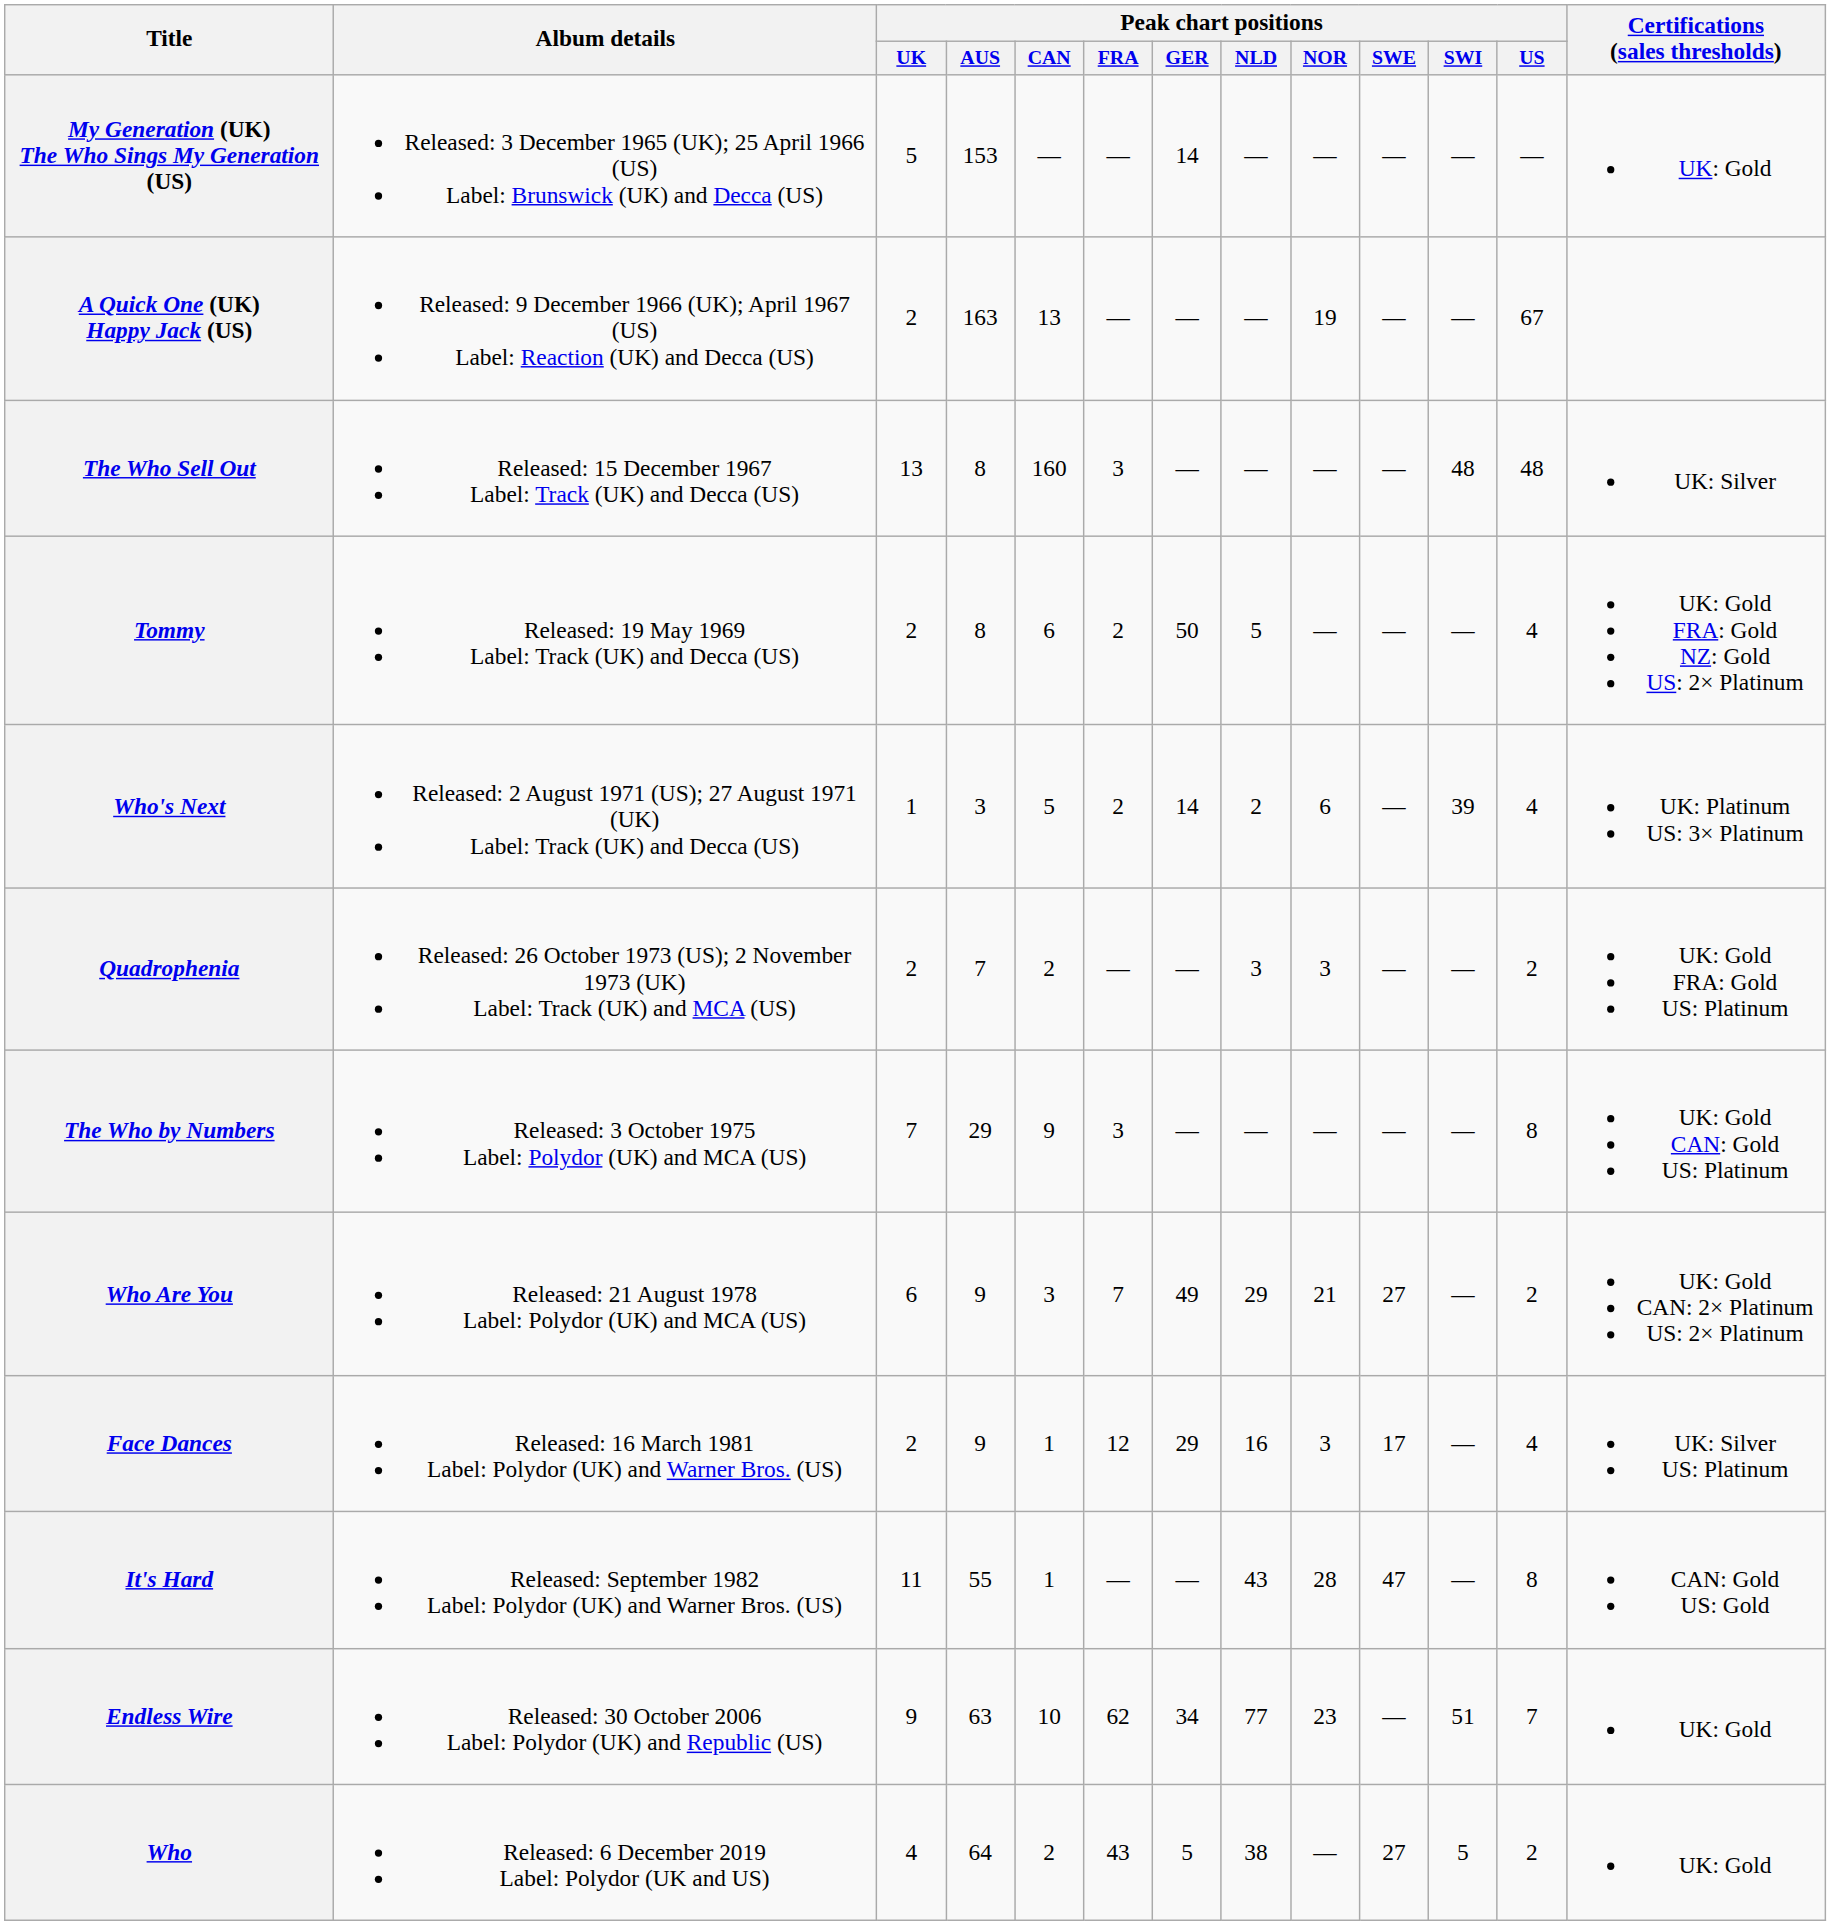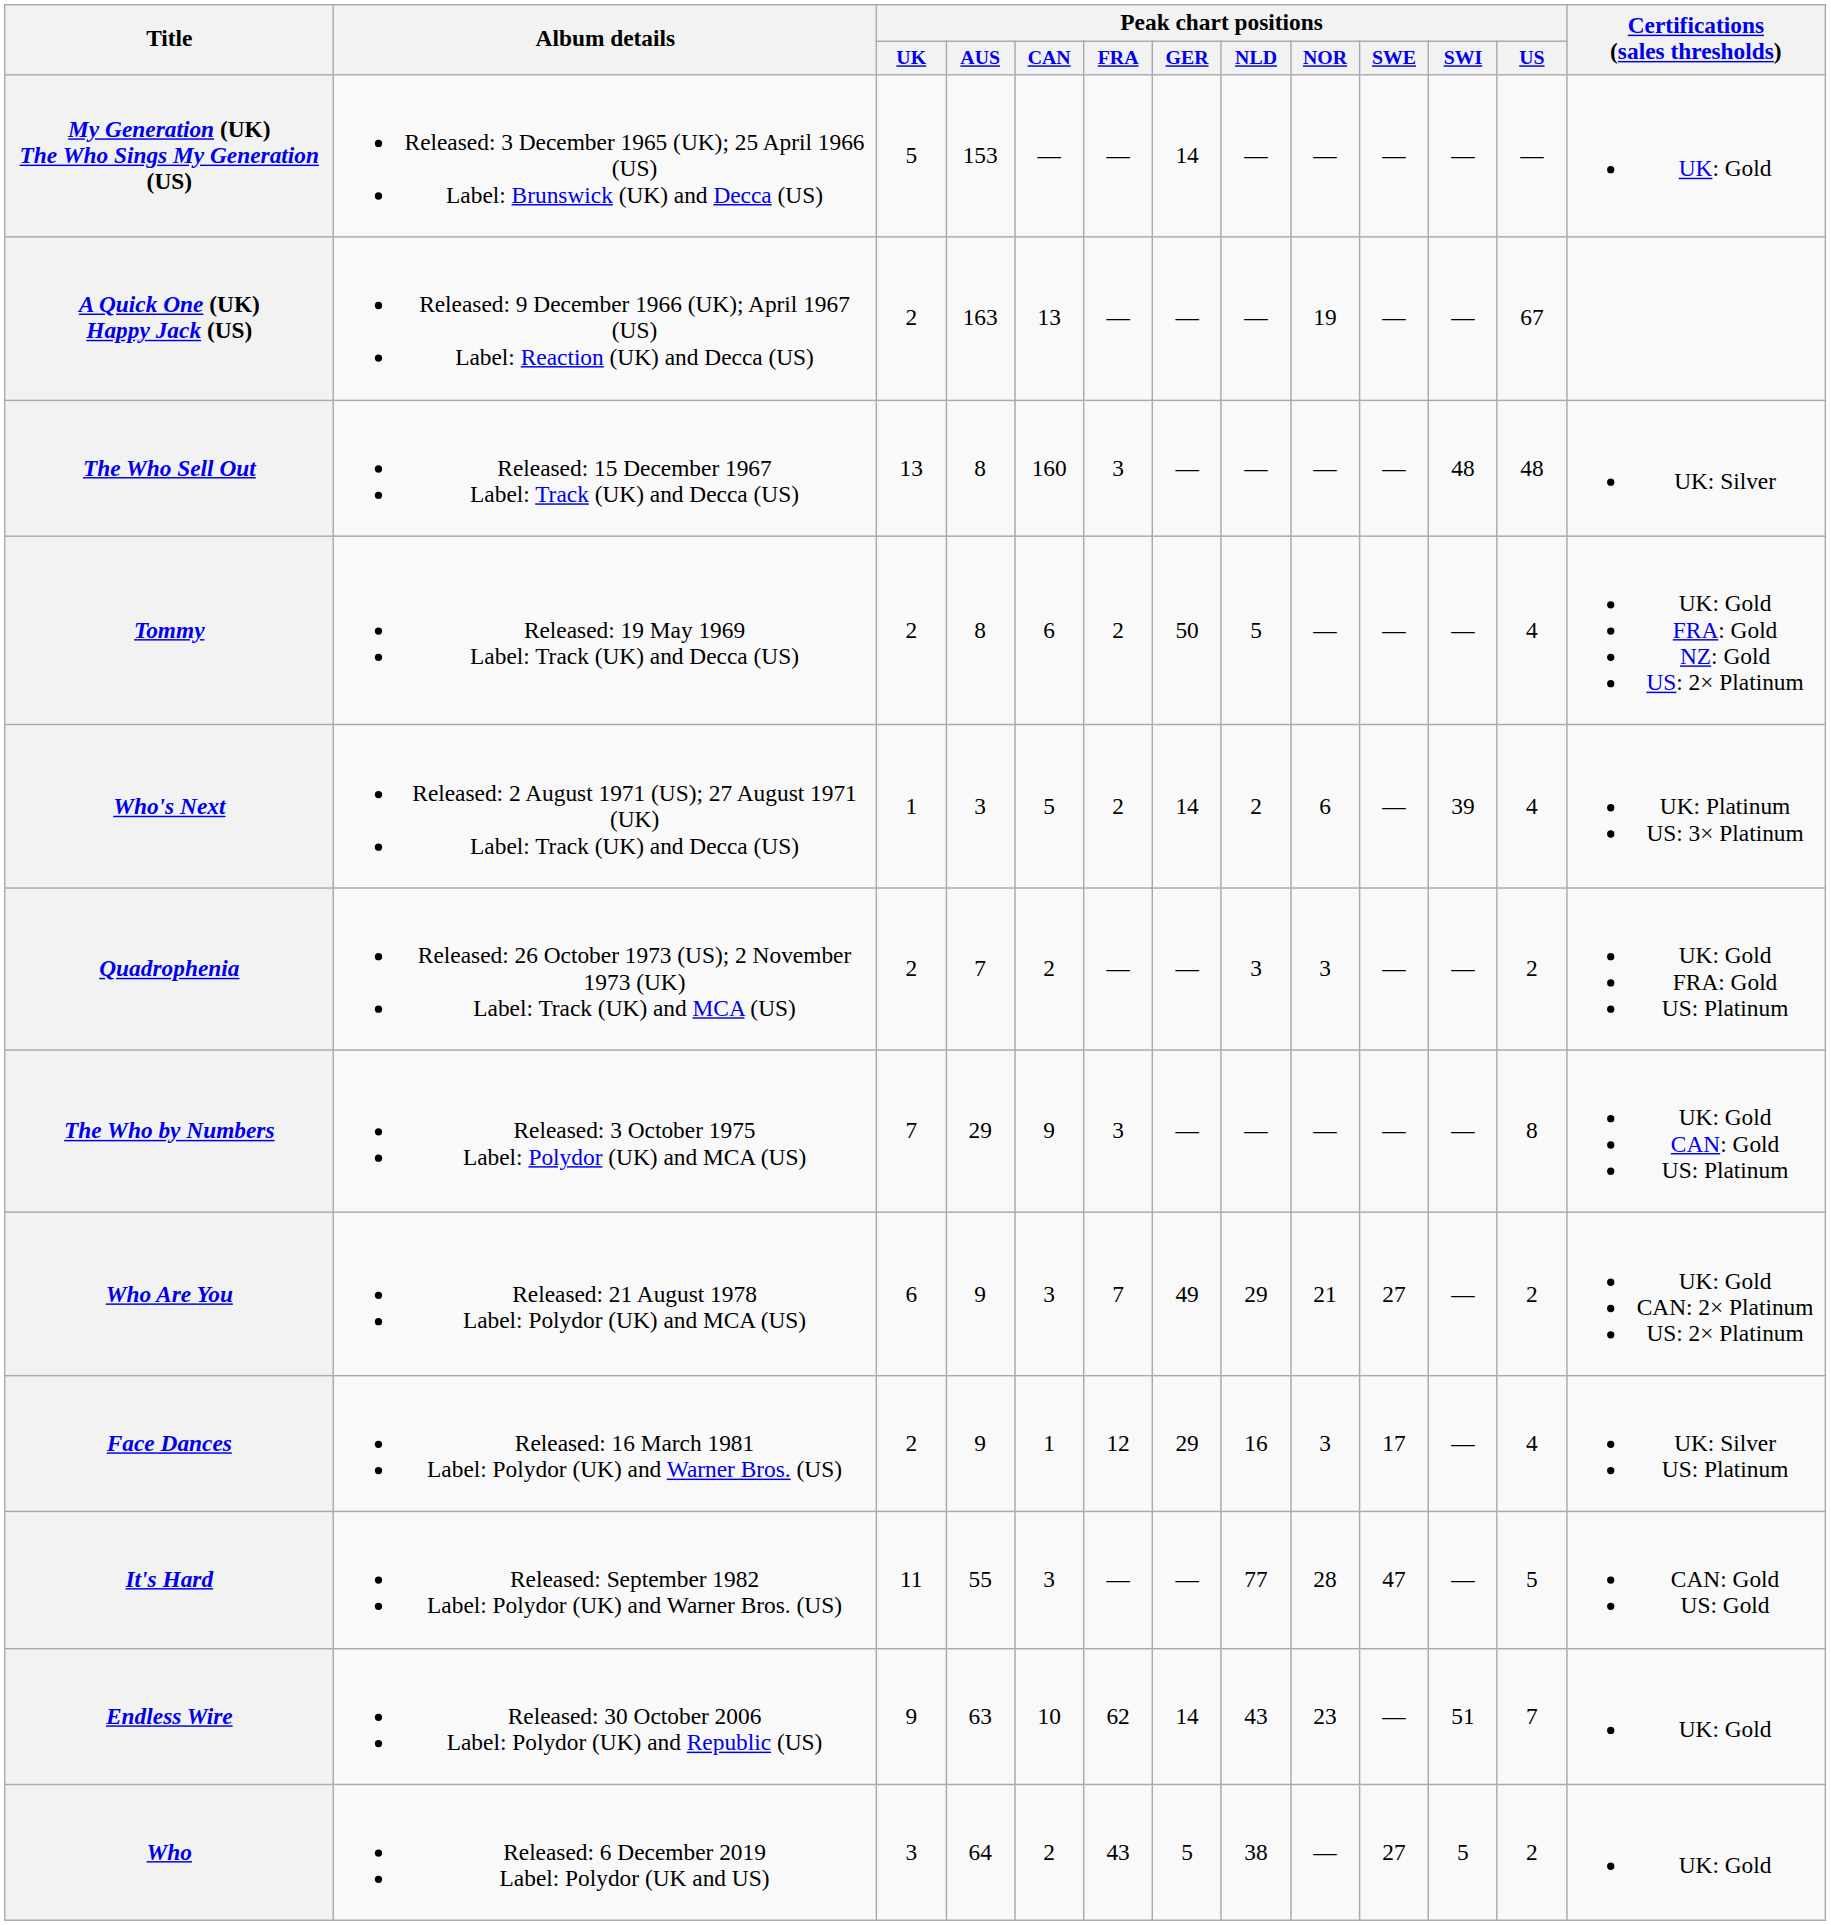(1049, 1579) 1 -> (1049, 1579) 3
(1256, 1579) 43 -> (1256, 1579) 77
(1532, 1579) 8 -> (1532, 1579) 5
(1187, 1715) 34 -> (1187, 1715) 14
(1256, 1715) 77 -> (1256, 1715) 43
(911, 1852) 4 -> (911, 1852) 3
